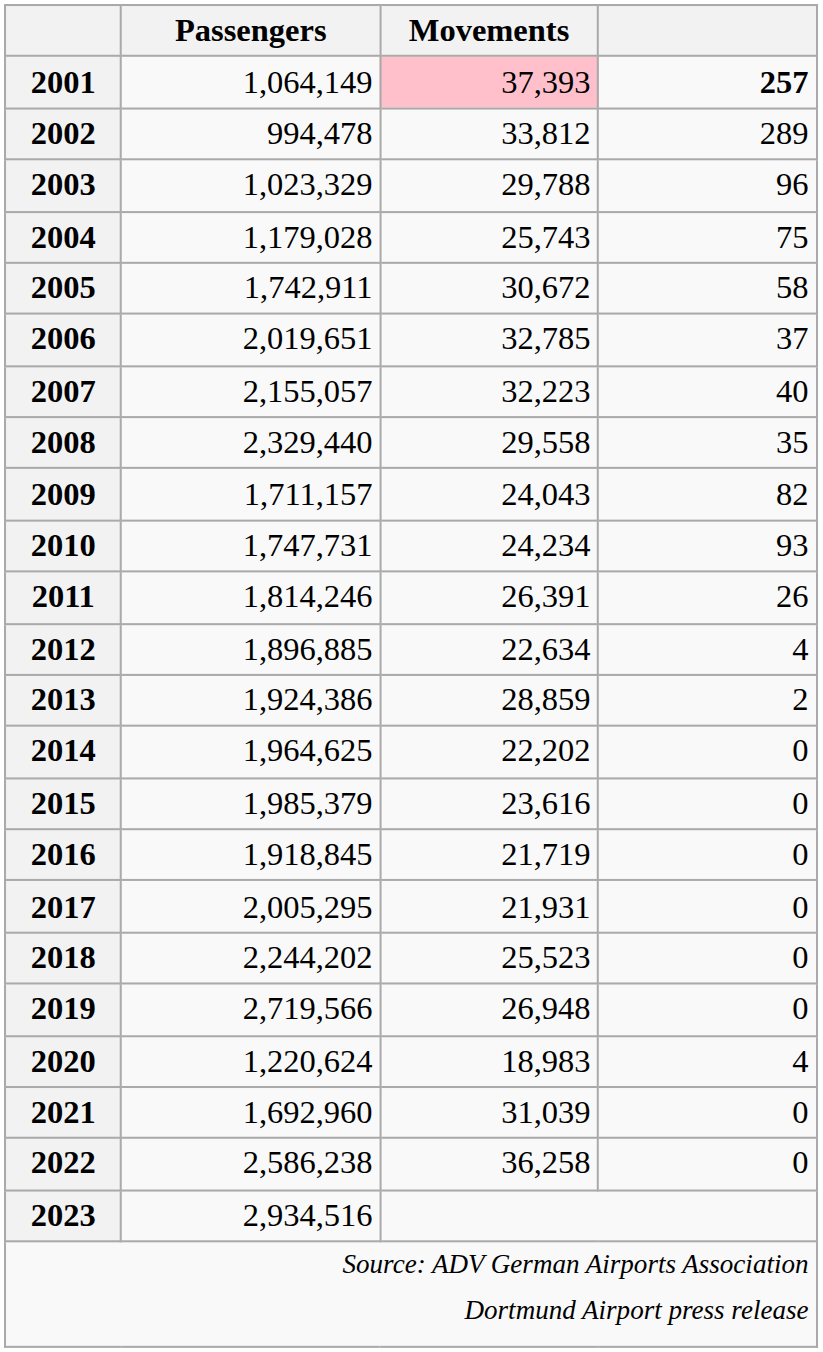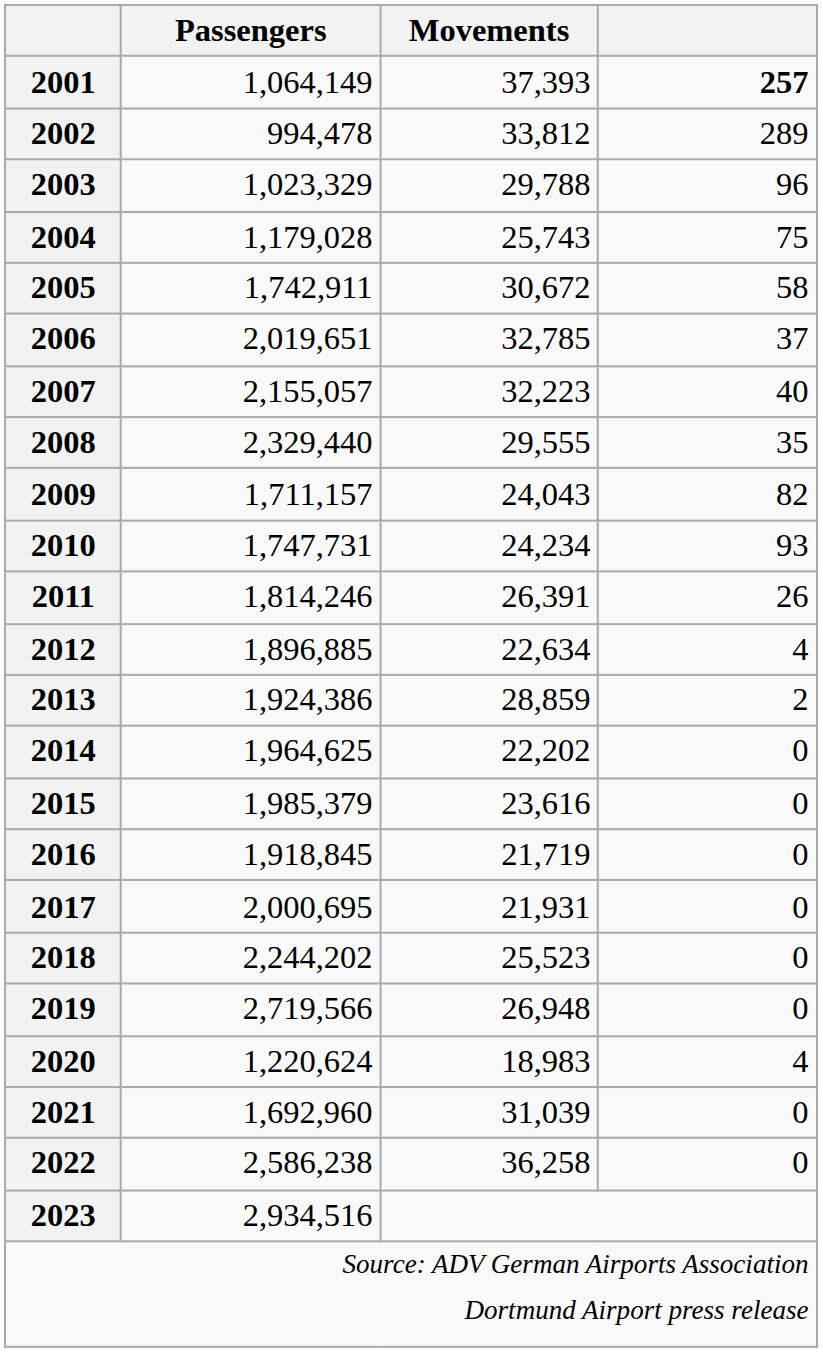(546, 81) pink background -> (546, 81) no background
(546, 442) 29,558 -> (546, 442) 29,555
(308, 905) 2,005,295 -> (308, 905) 2,000,695
